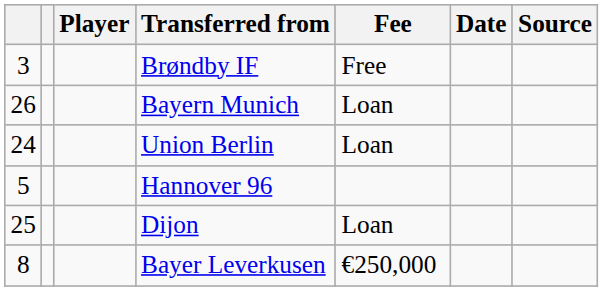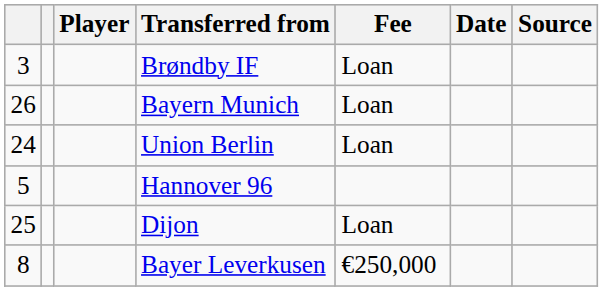(364, 64) Free -> (368, 64) Loan
